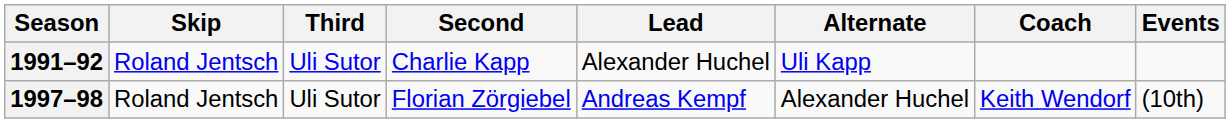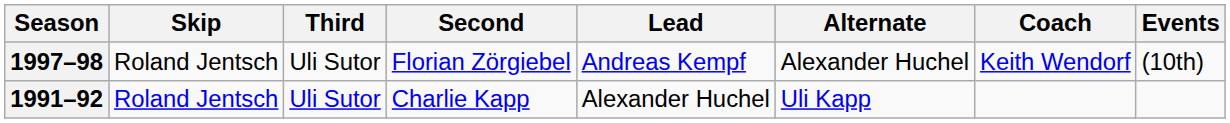rows swapped: (57, 61) <-> (57, 99)
